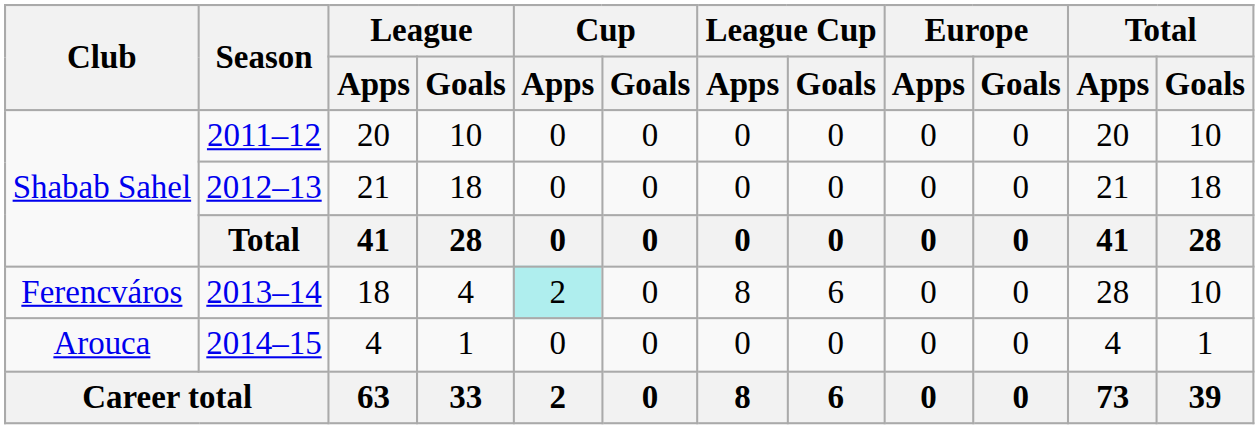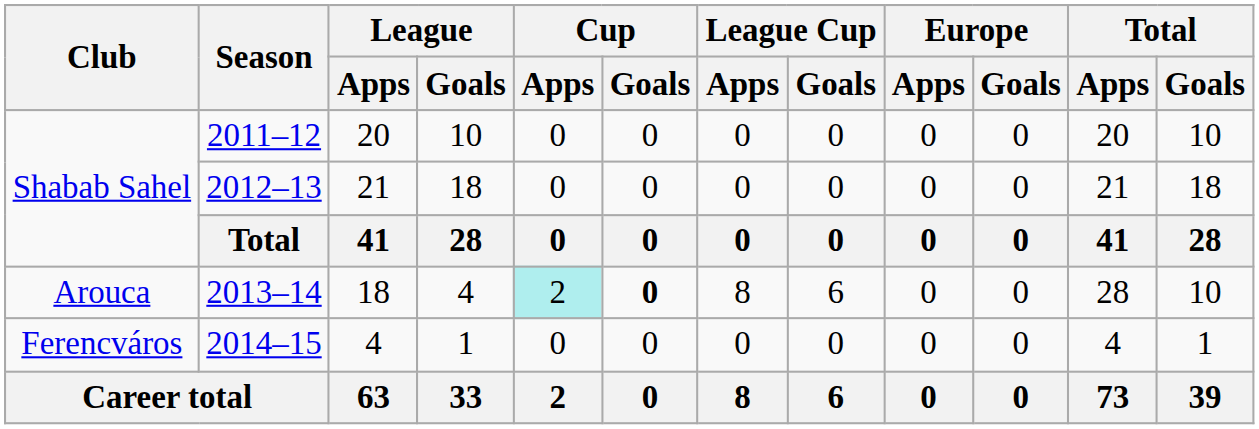(102, 291) Ferencváros -> (102, 291) Arouca
(650, 291) normal -> (650, 291) bold
(102, 344) Arouca -> (102, 344) Ferencváros
